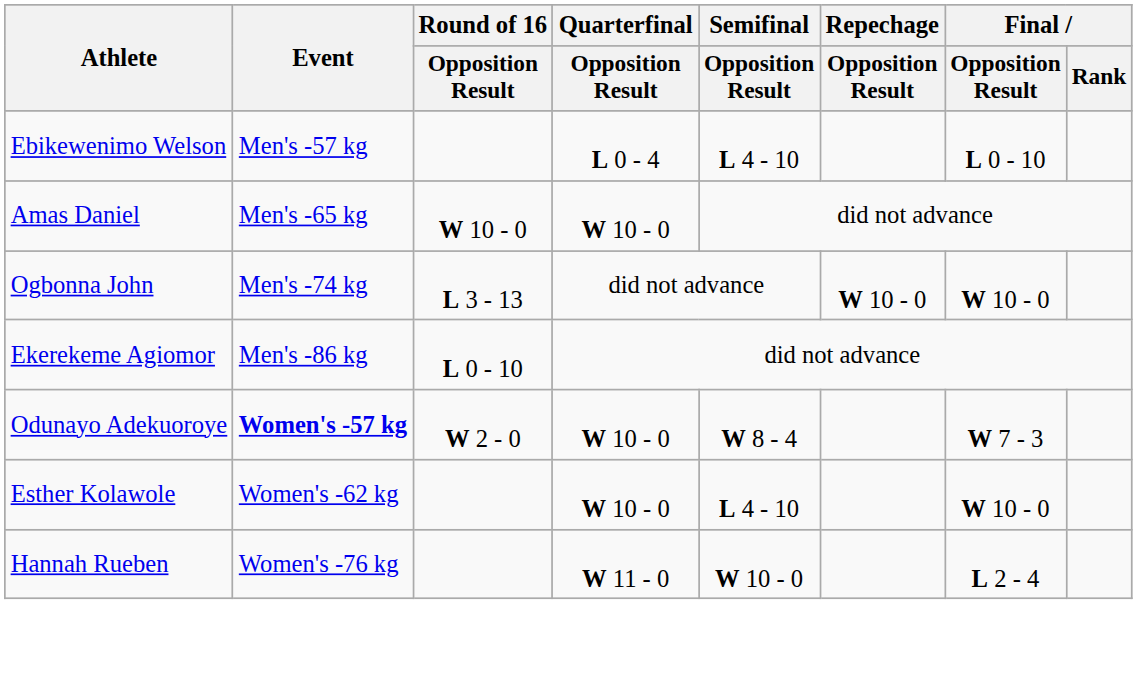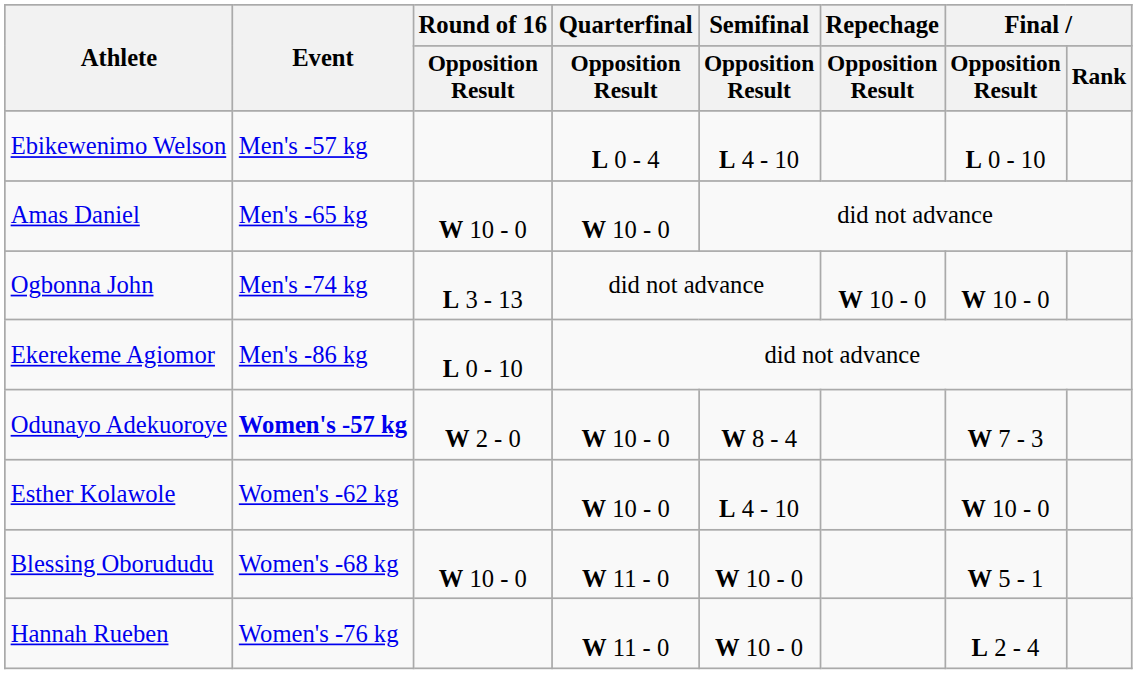+ row: (112, 564)
